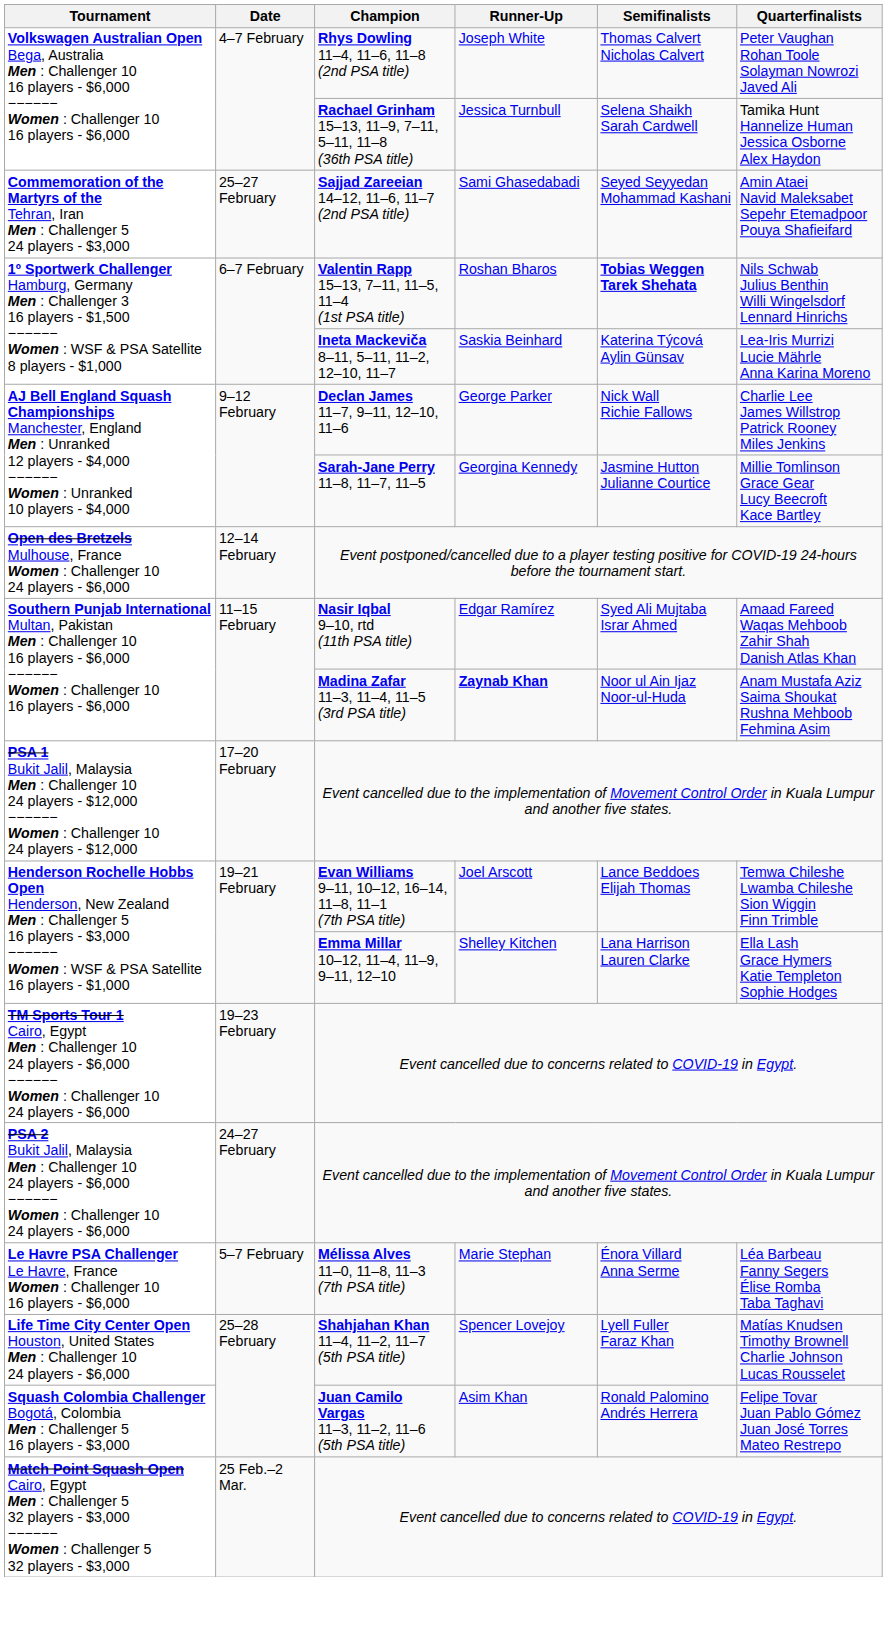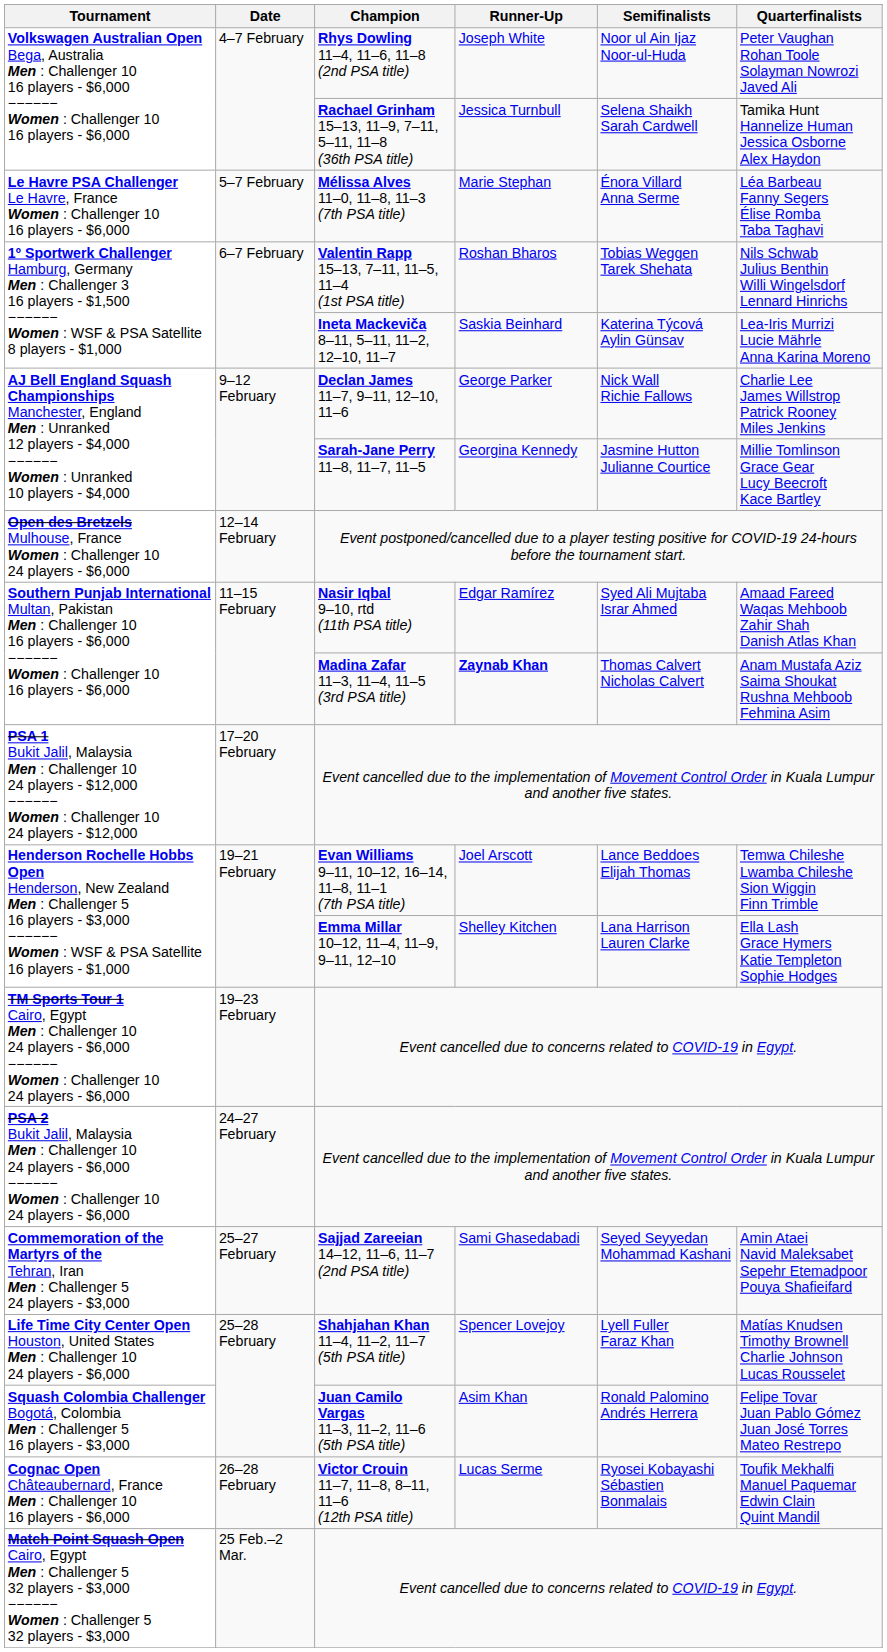(652, 47) Thomas Calvert Nicholas Calvert -> (648, 47) Noor ul Ain Ijaz Noor-ul-Huda
rows swapped: (93, 1279) <-> (86, 214)
(652, 277) bold -> (649, 261) normal
(648, 689) Noor ul Ain Ijaz Noor-ul-Huda -> (652, 673) Thomas Calvert Nicholas Calvert
+ row: (85, 1493)
